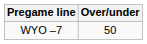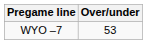(110, 30) 50 -> (110, 30) 53
